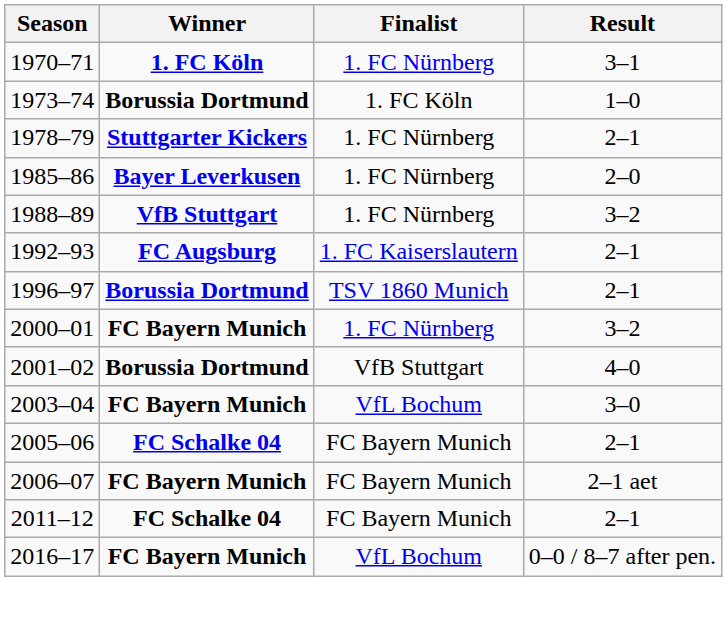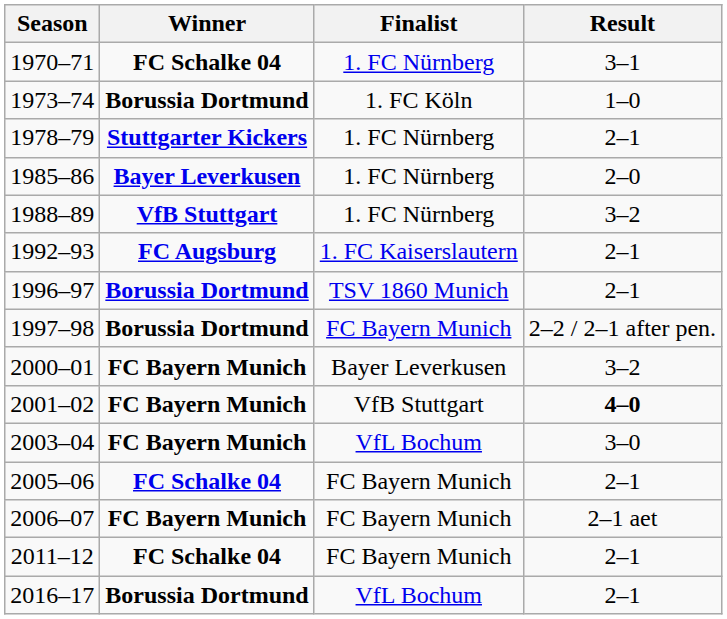(207, 61) 1. FC Köln -> (207, 61) FC Schalke 04
+ row: (52, 328)
(419, 328) 1. FC Nürnberg -> (419, 366) Bayer Leverkusen
(207, 366) Borussia Dortmund -> (207, 404) FC Bayern Munich
(622, 366) normal -> (622, 404) bold
(207, 556) FC Bayern Munich -> (207, 594) Borussia Dortmund
(622, 556) 0–0 / 8–7 after pen. -> (622, 594) 2–1
